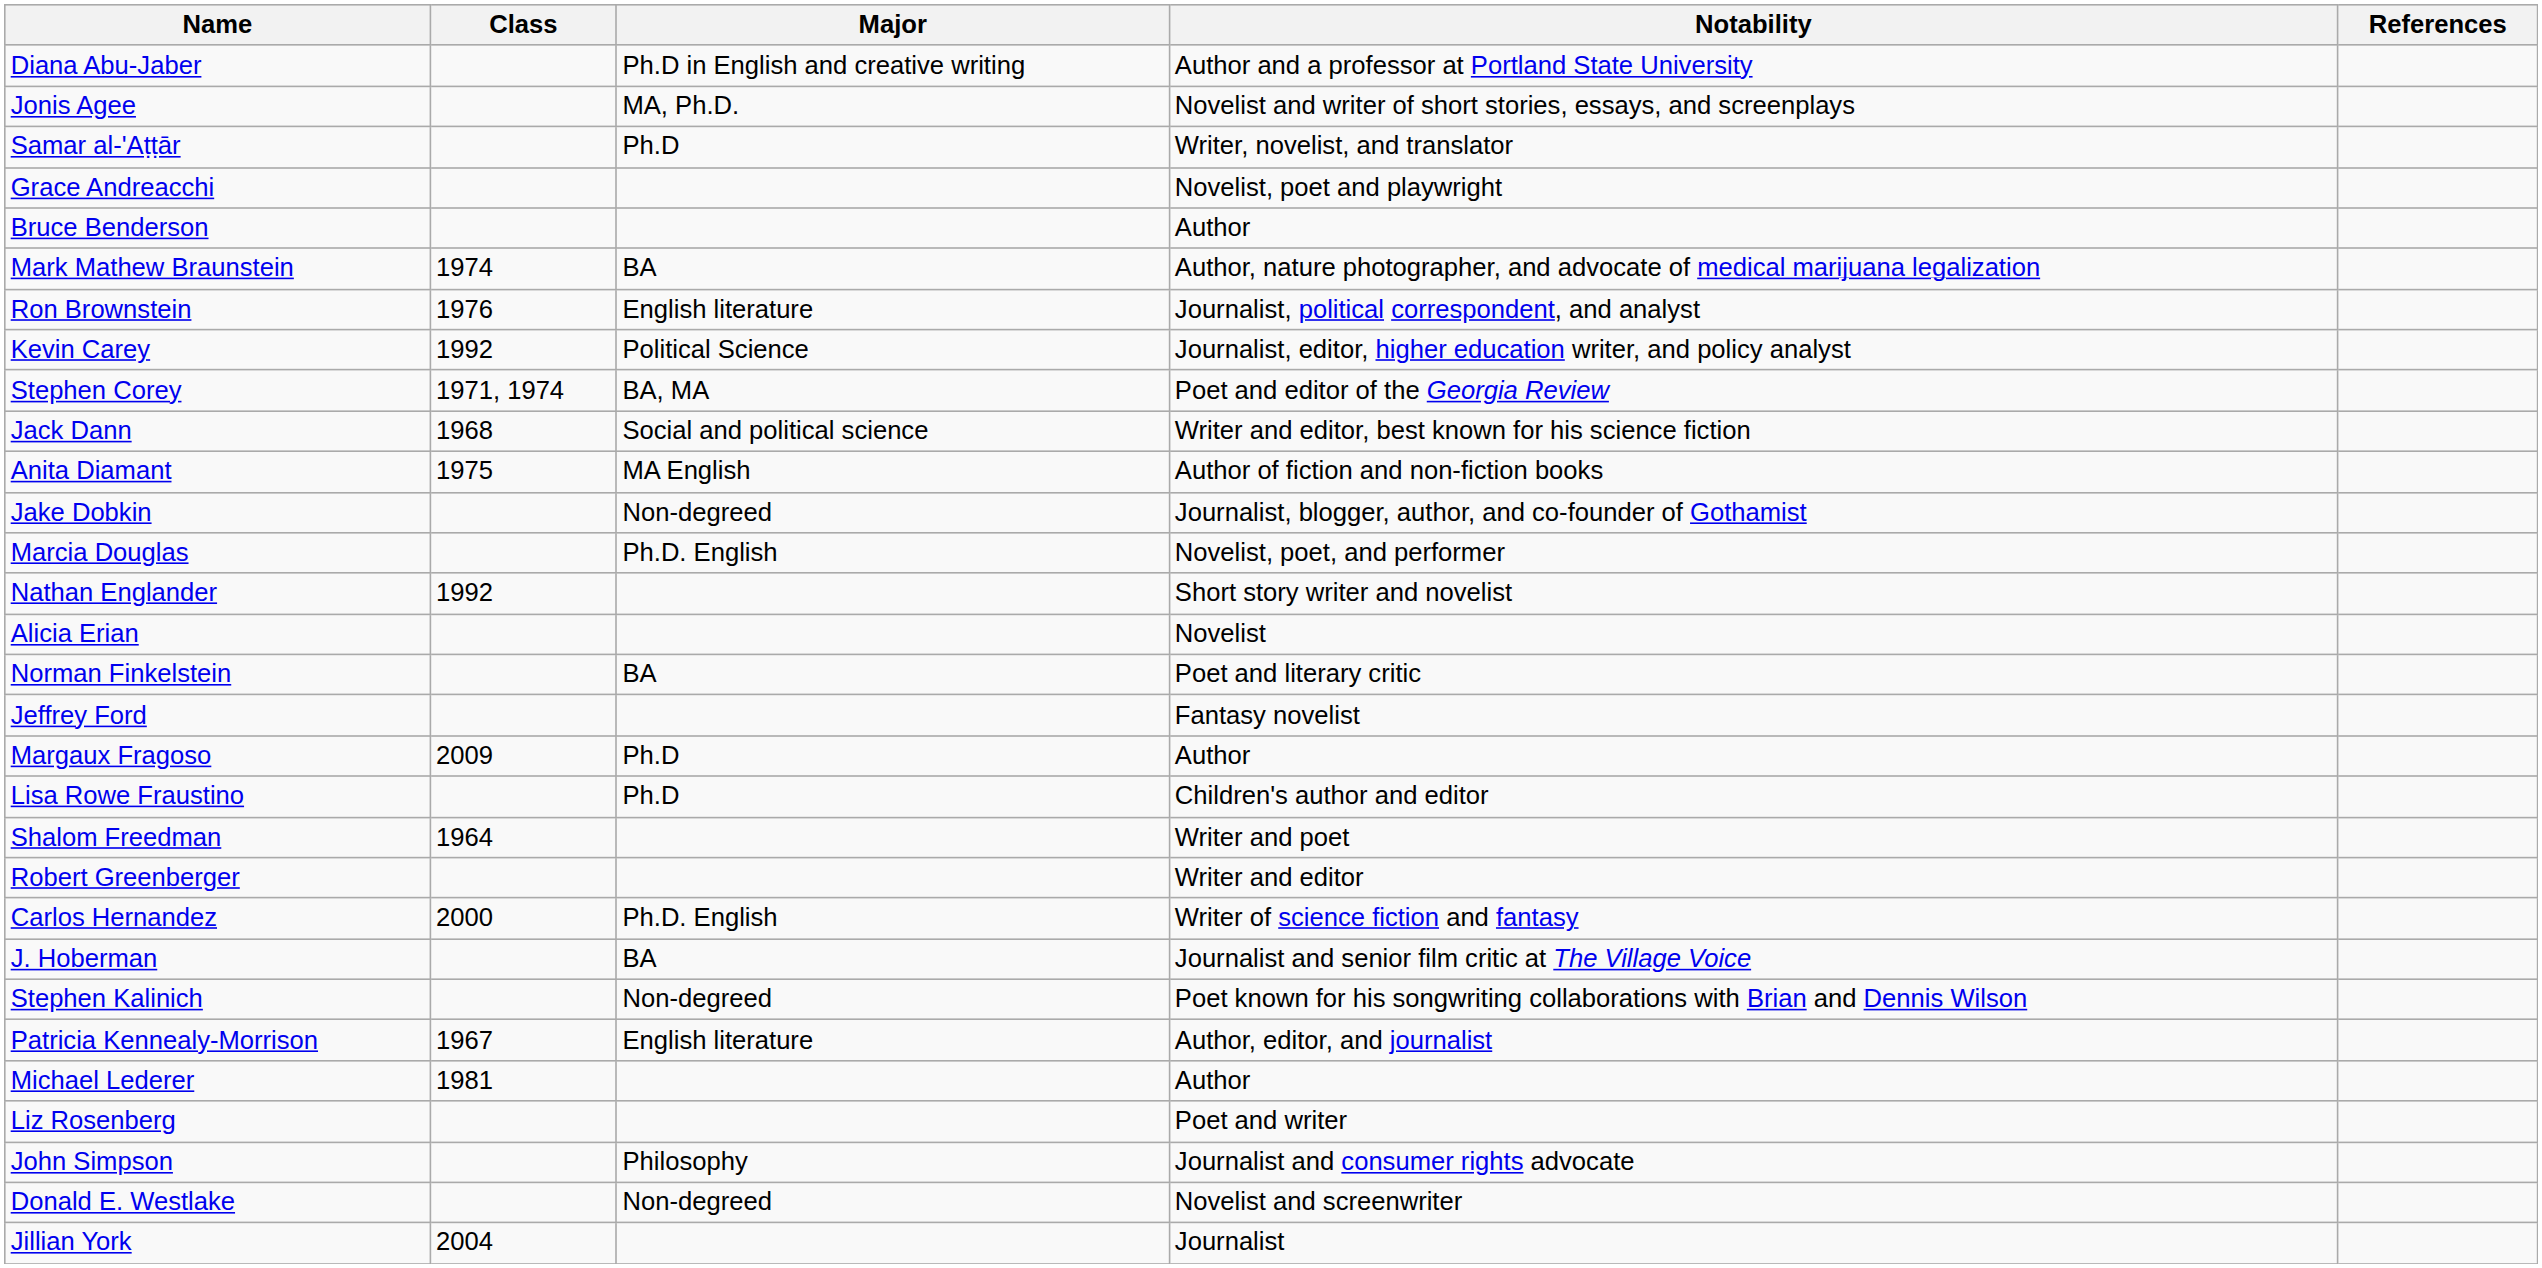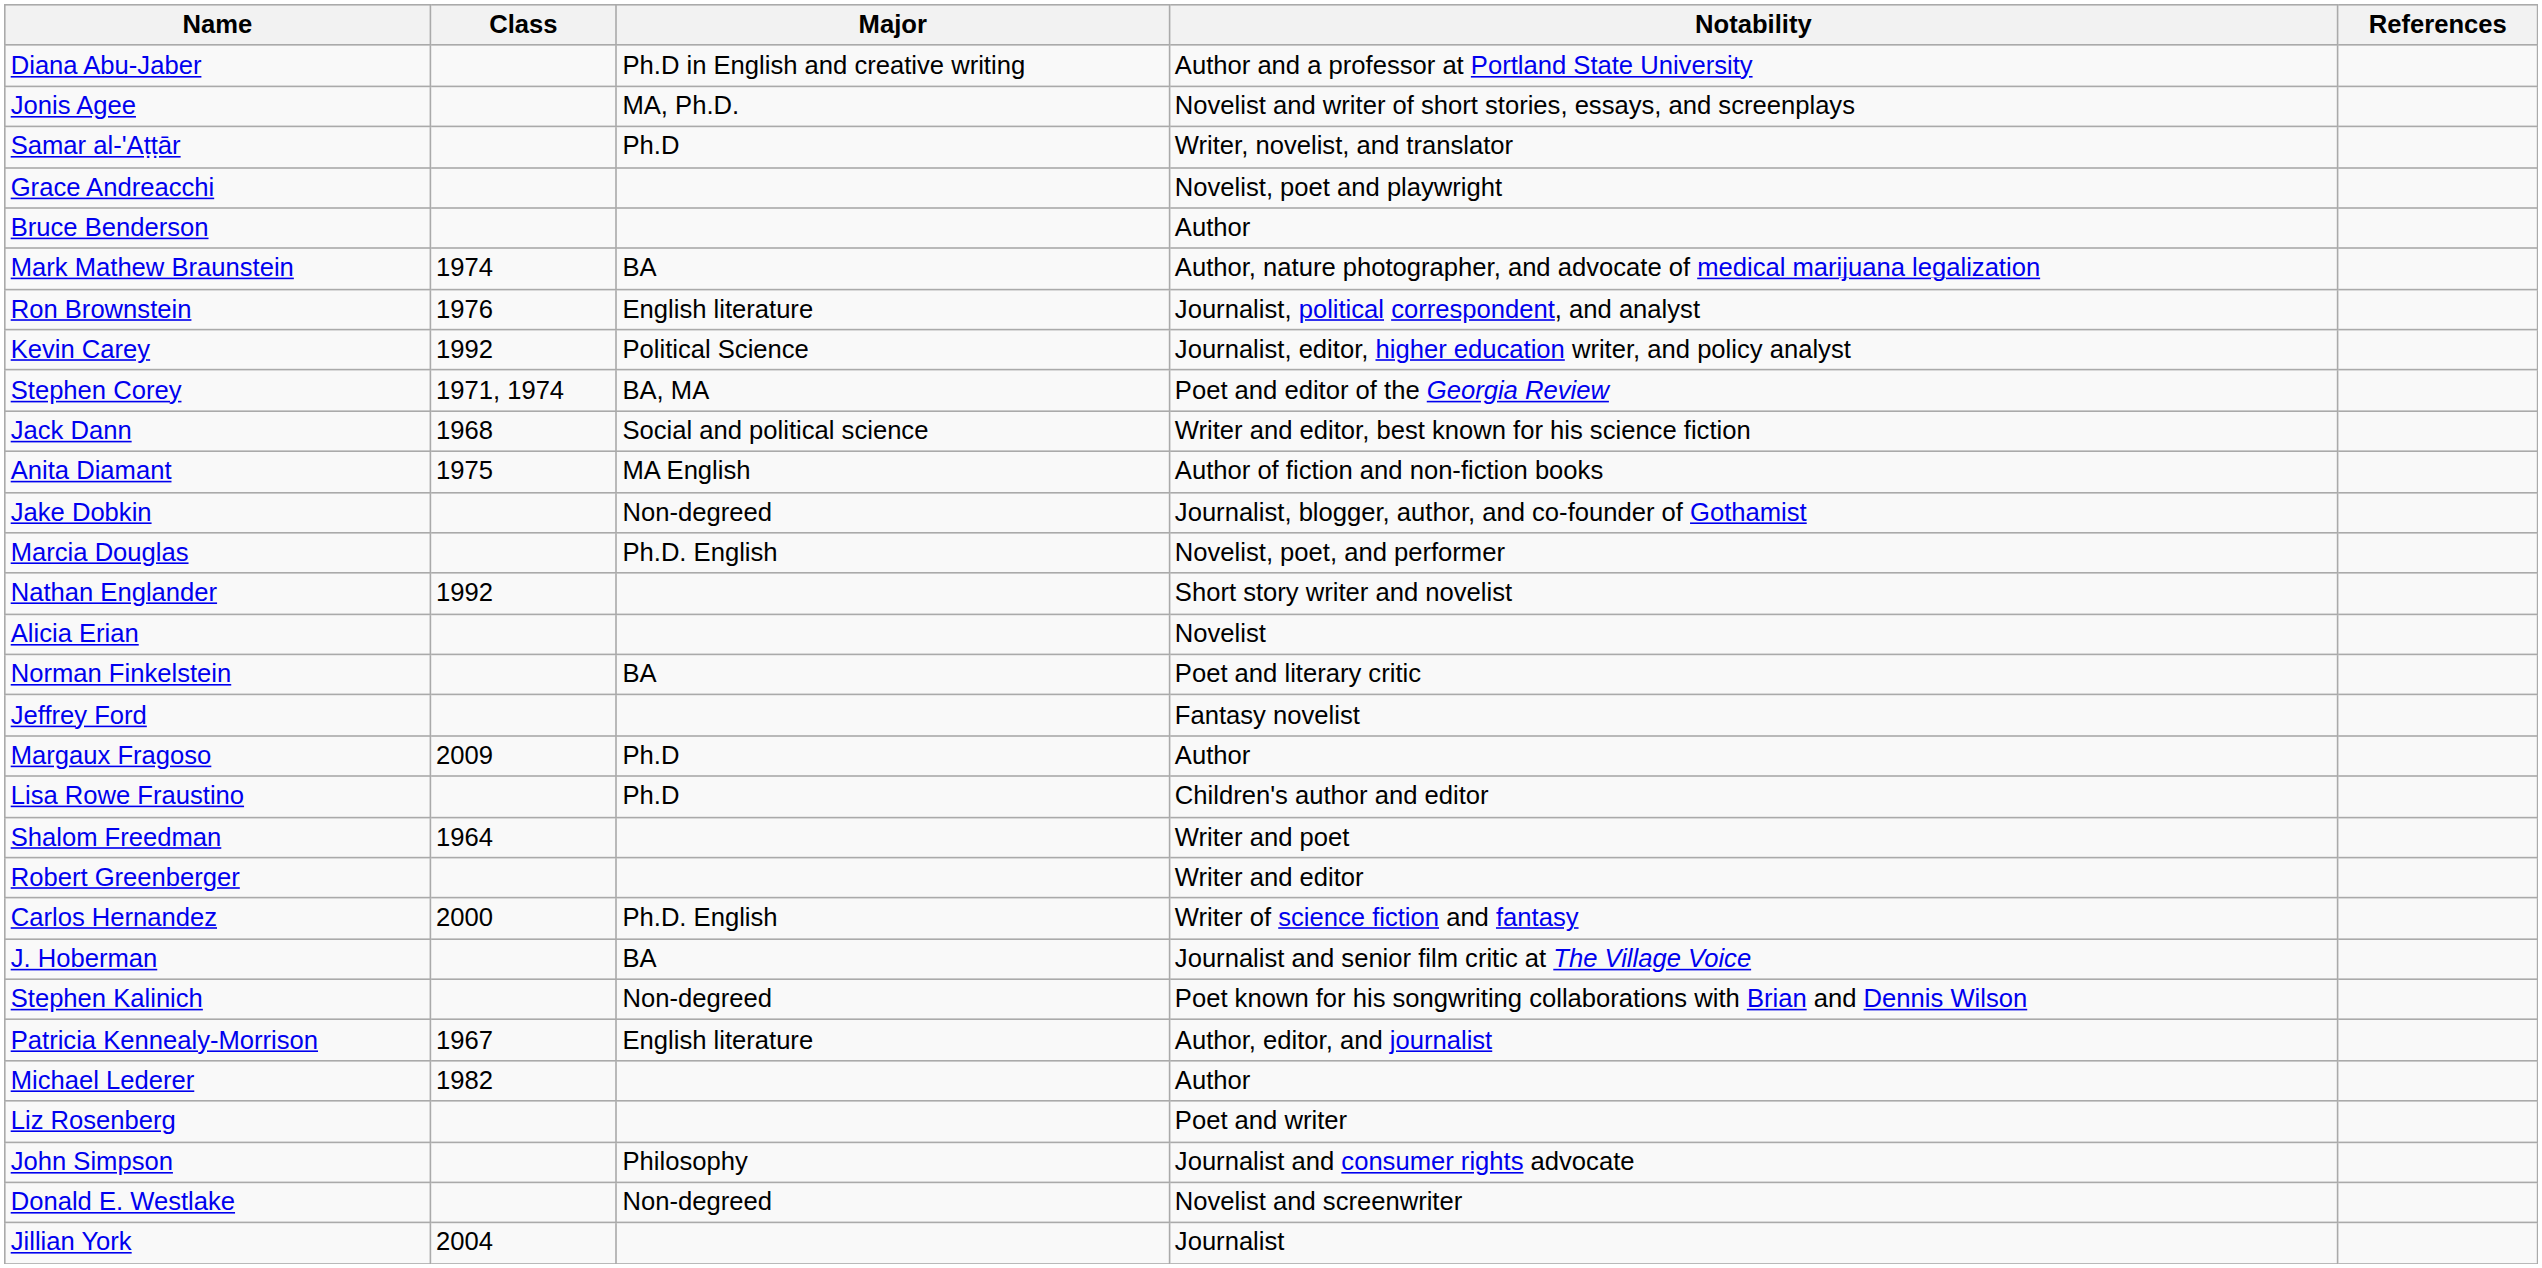(464, 1080) 1981 -> (464, 1080) 1982
